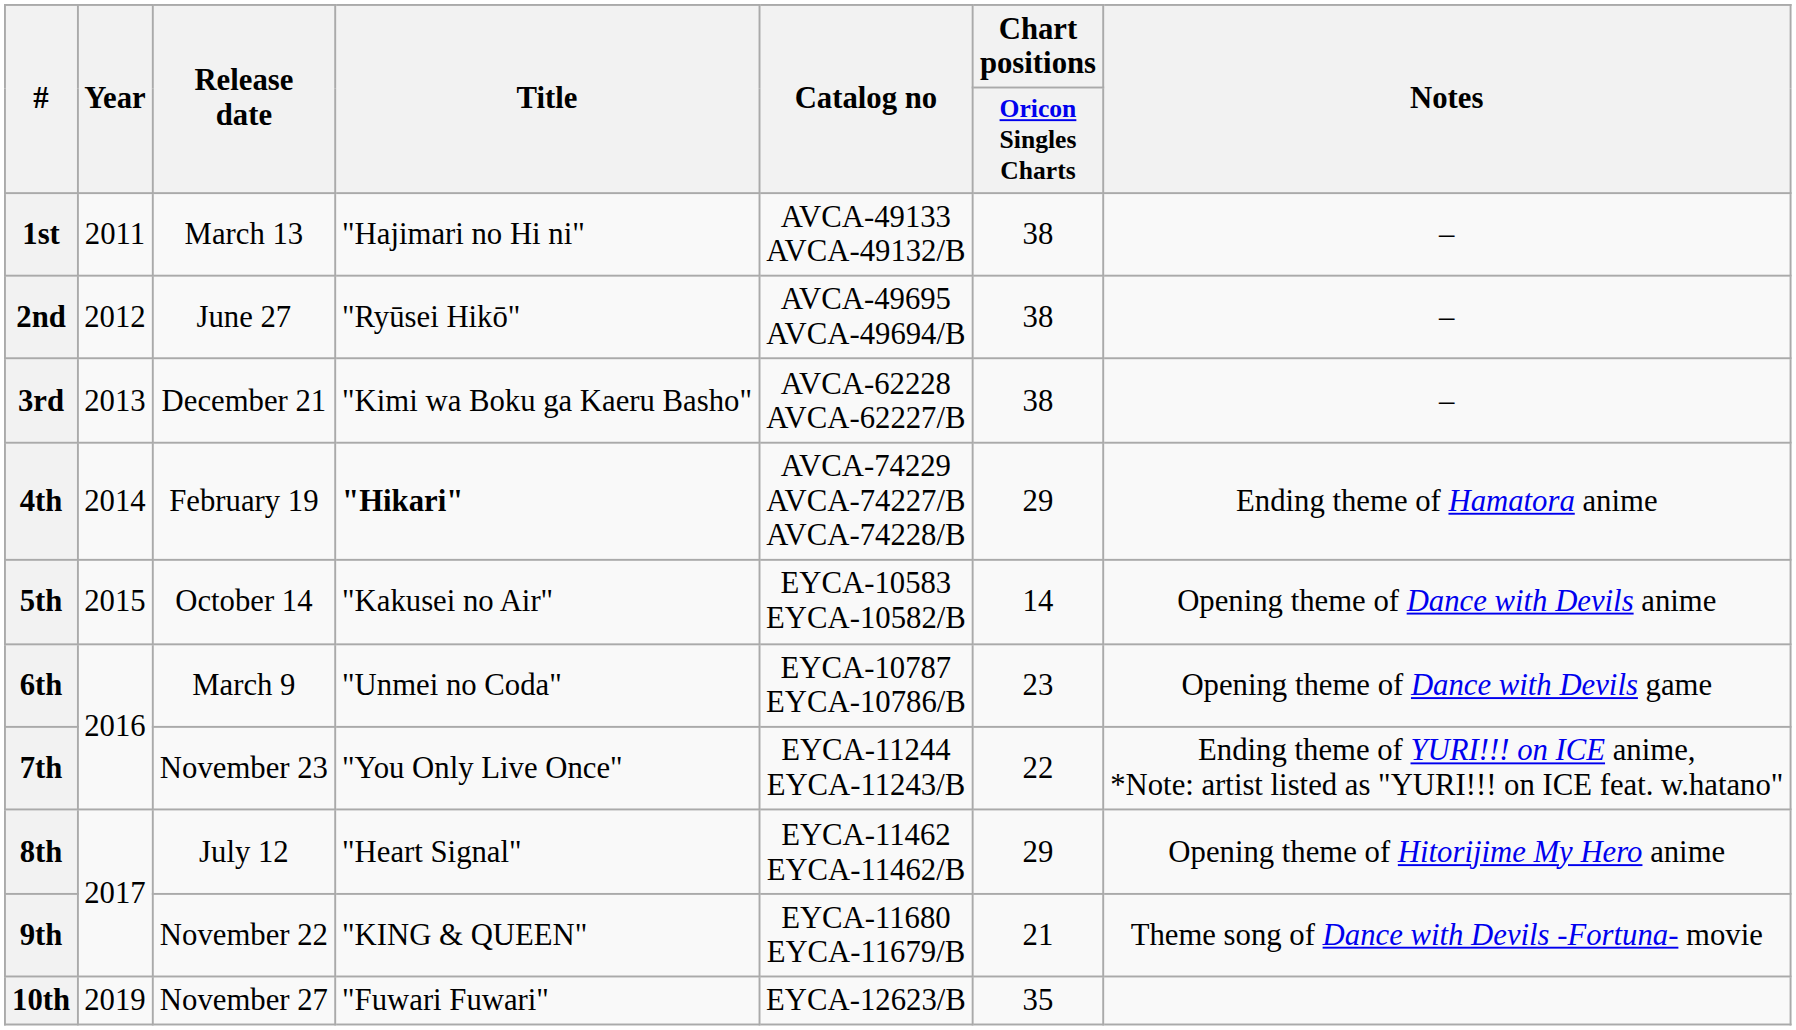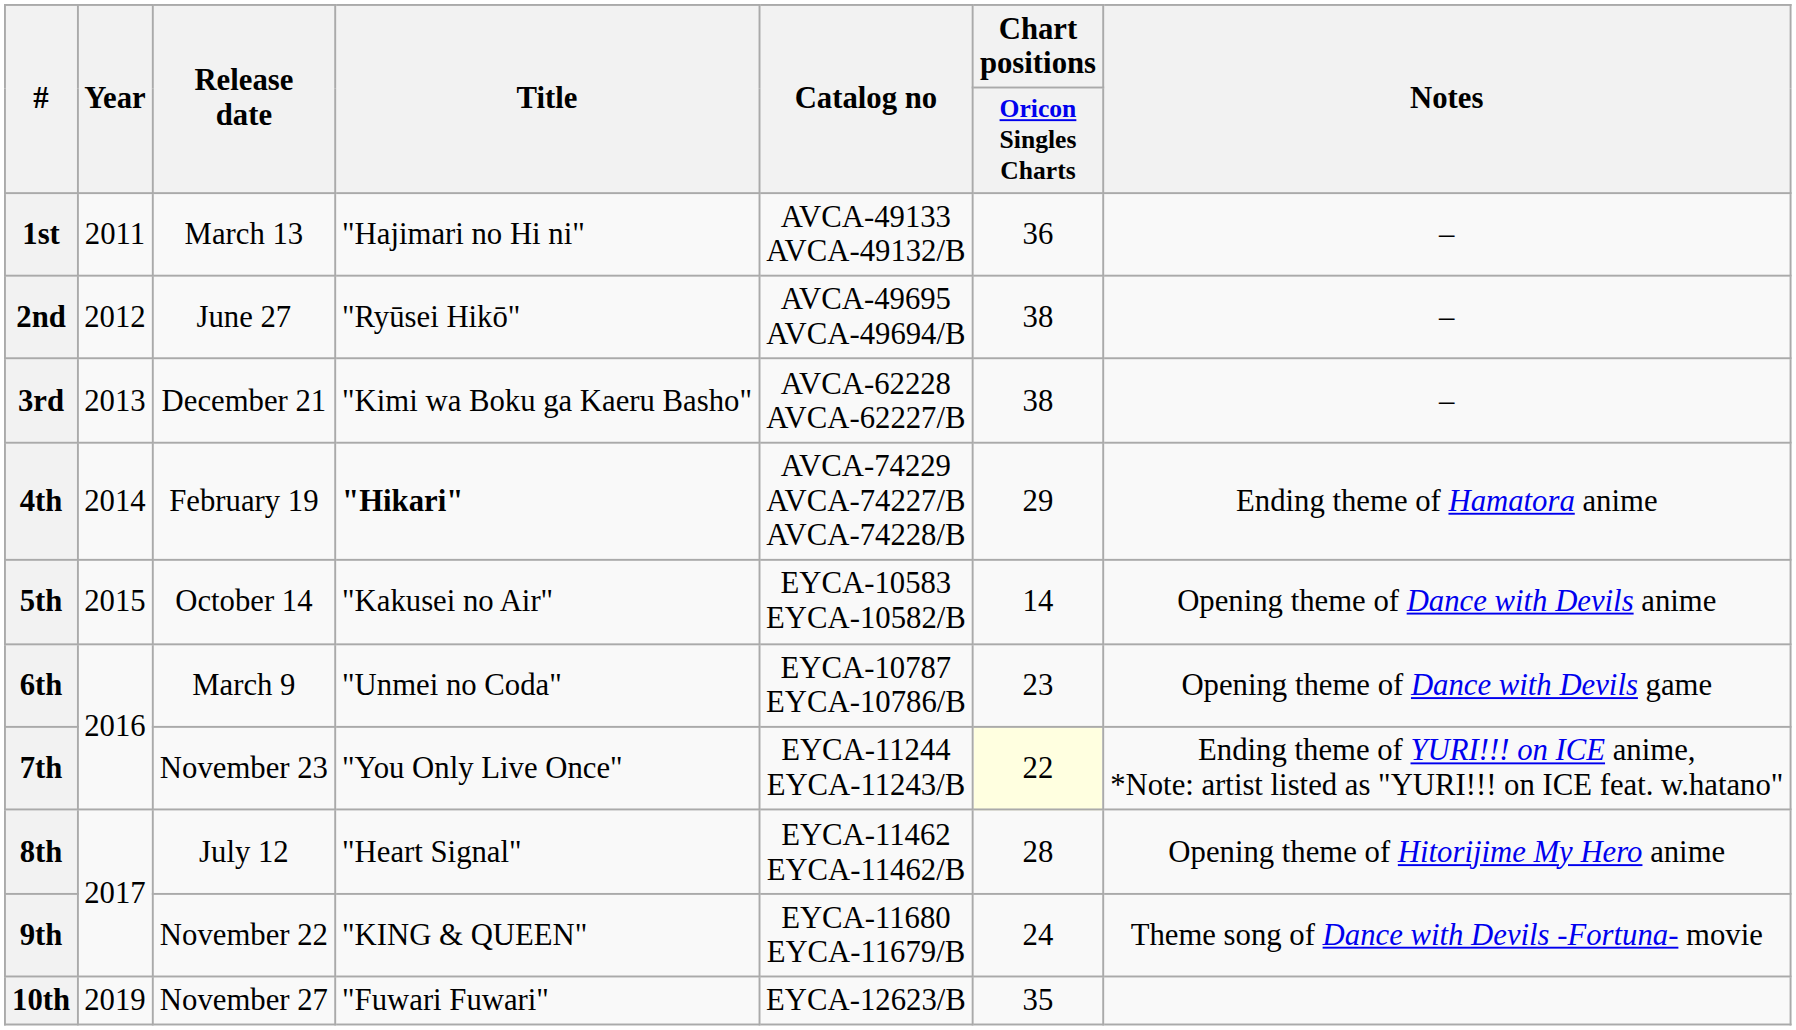(1038, 233) 38 -> (1038, 233) 36
(1038, 767) no background -> (1038, 767) lightyellow background
(1038, 851) 29 -> (1038, 851) 28
(1038, 934) 21 -> (1038, 934) 24
